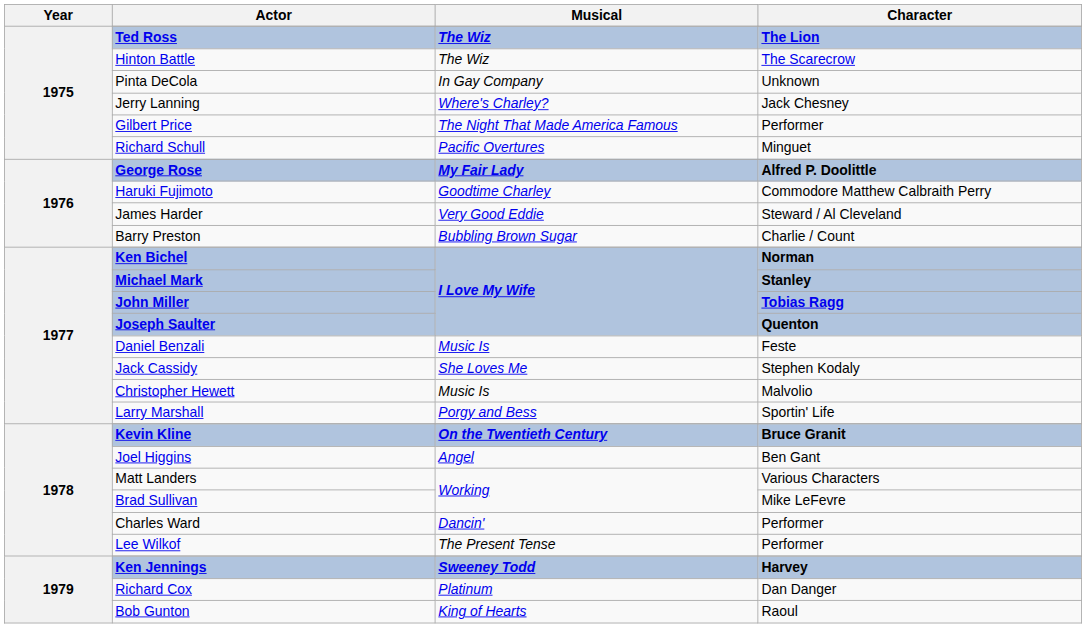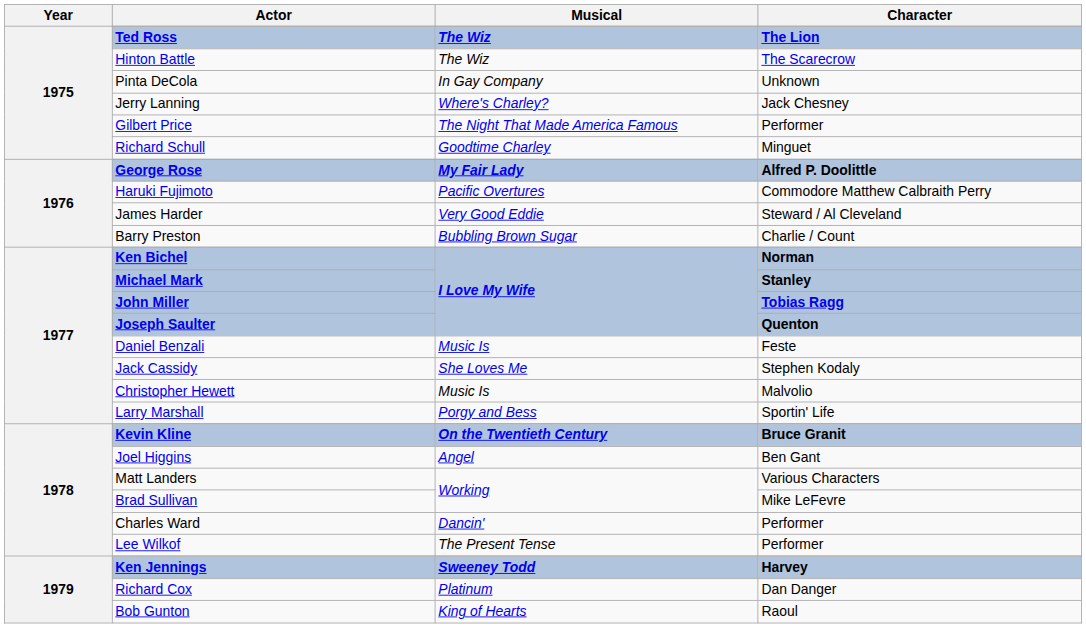(491, 147) Pacific Overtures -> (494, 147) Goodtime Charley
(494, 192) Goodtime Charley -> (491, 192) Pacific Overtures
